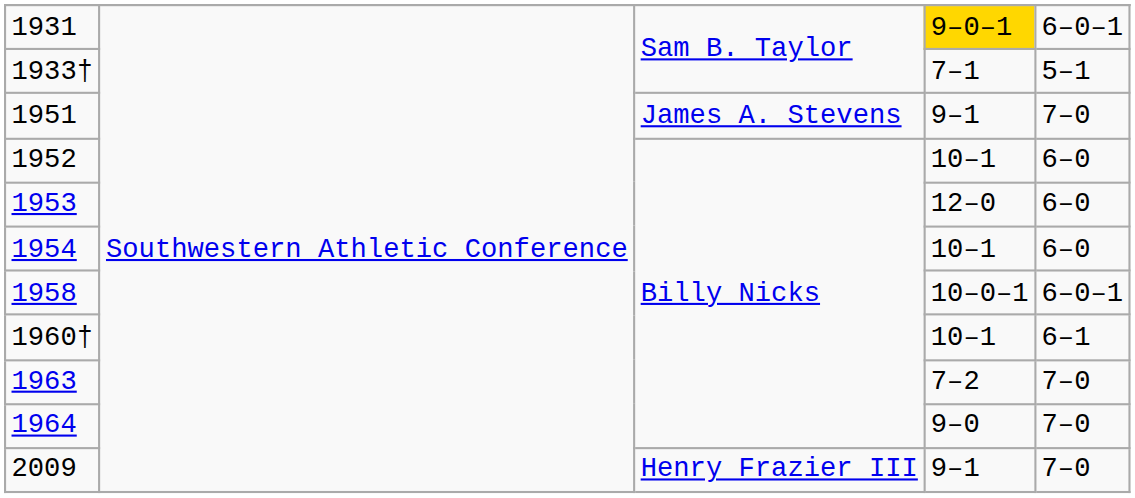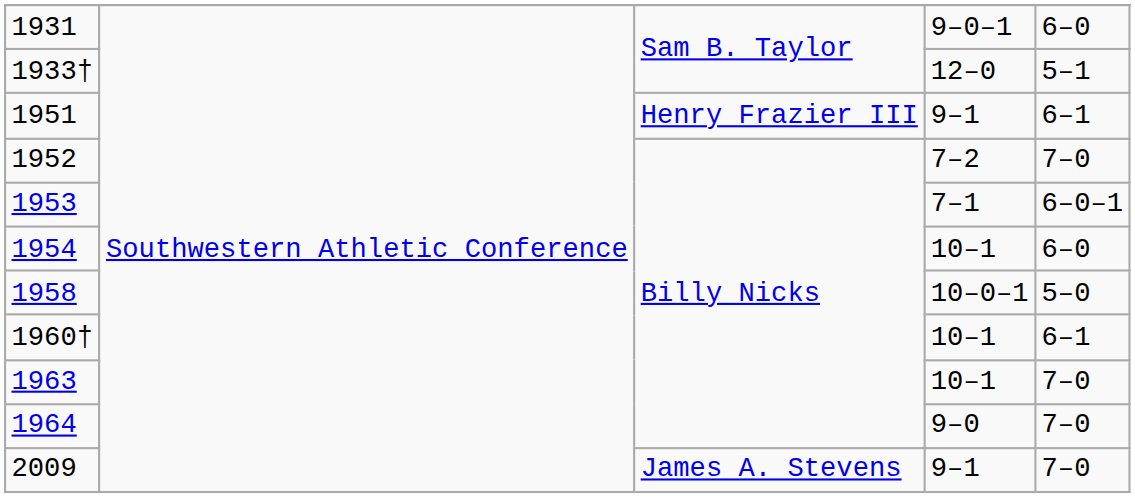(972, 27) gold background -> (972, 27) no background
(1082, 27) 6–0–1 -> (1066, 27) 6–0
(955, 71) 7–1 -> (963, 71) 12–0
(771, 116) James A. Stevens -> (779, 116) Henry Frazier III
(1066, 116) 7–0 -> (1066, 116) 6–1
(963, 160) 10–1 -> (955, 160) 7–2
(1066, 160) 6–0 -> (1066, 160) 7–0
(963, 204) 12–0 -> (955, 204) 7–1
(1066, 204) 6–0 -> (1082, 204) 6–0–1
(1082, 293) 6–0–1 -> (1066, 293) 5–0
(955, 381) 7–2 -> (963, 381) 10–1
(779, 470) Henry Frazier III -> (771, 470) James A. Stevens
